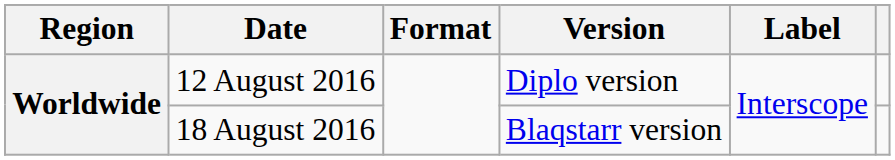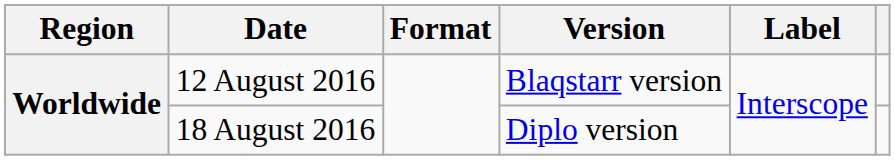(592, 79) Diplo version -> (614, 79) Blaqstarr version
(614, 129) Blaqstarr version -> (592, 129) Diplo version
